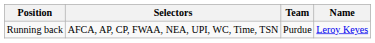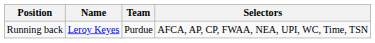columns swapped: (342, 13) <-> (173, 13)
